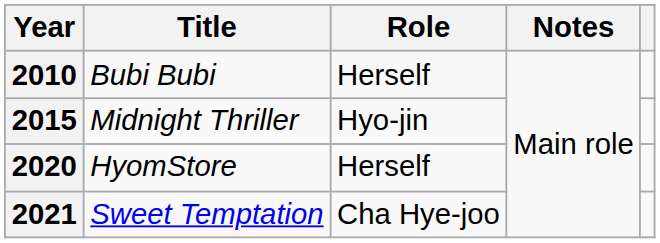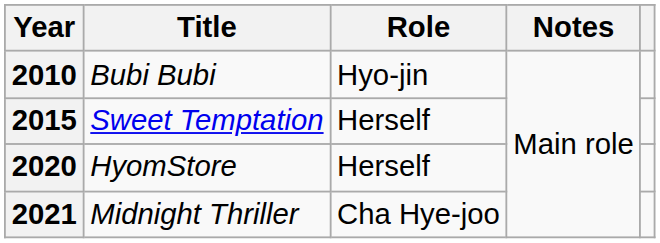(383, 74) Herself -> (383, 74) Hyo-jin
(194, 120) Midnight Thriller -> (207, 120) Sweet Temptation
(383, 120) Hyo-jin -> (383, 120) Herself
(207, 213) Sweet Temptation -> (194, 213) Midnight Thriller
